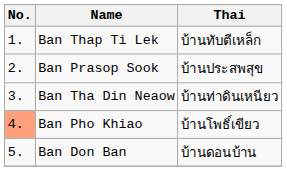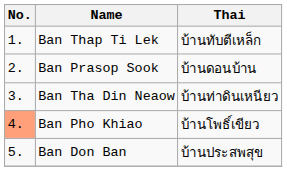(222, 69) บ้านประสพสุข -> (219, 69) บ้านดอนบ้าน
(219, 153) บ้านดอนบ้าน -> (222, 153) บ้านประสพสุข
